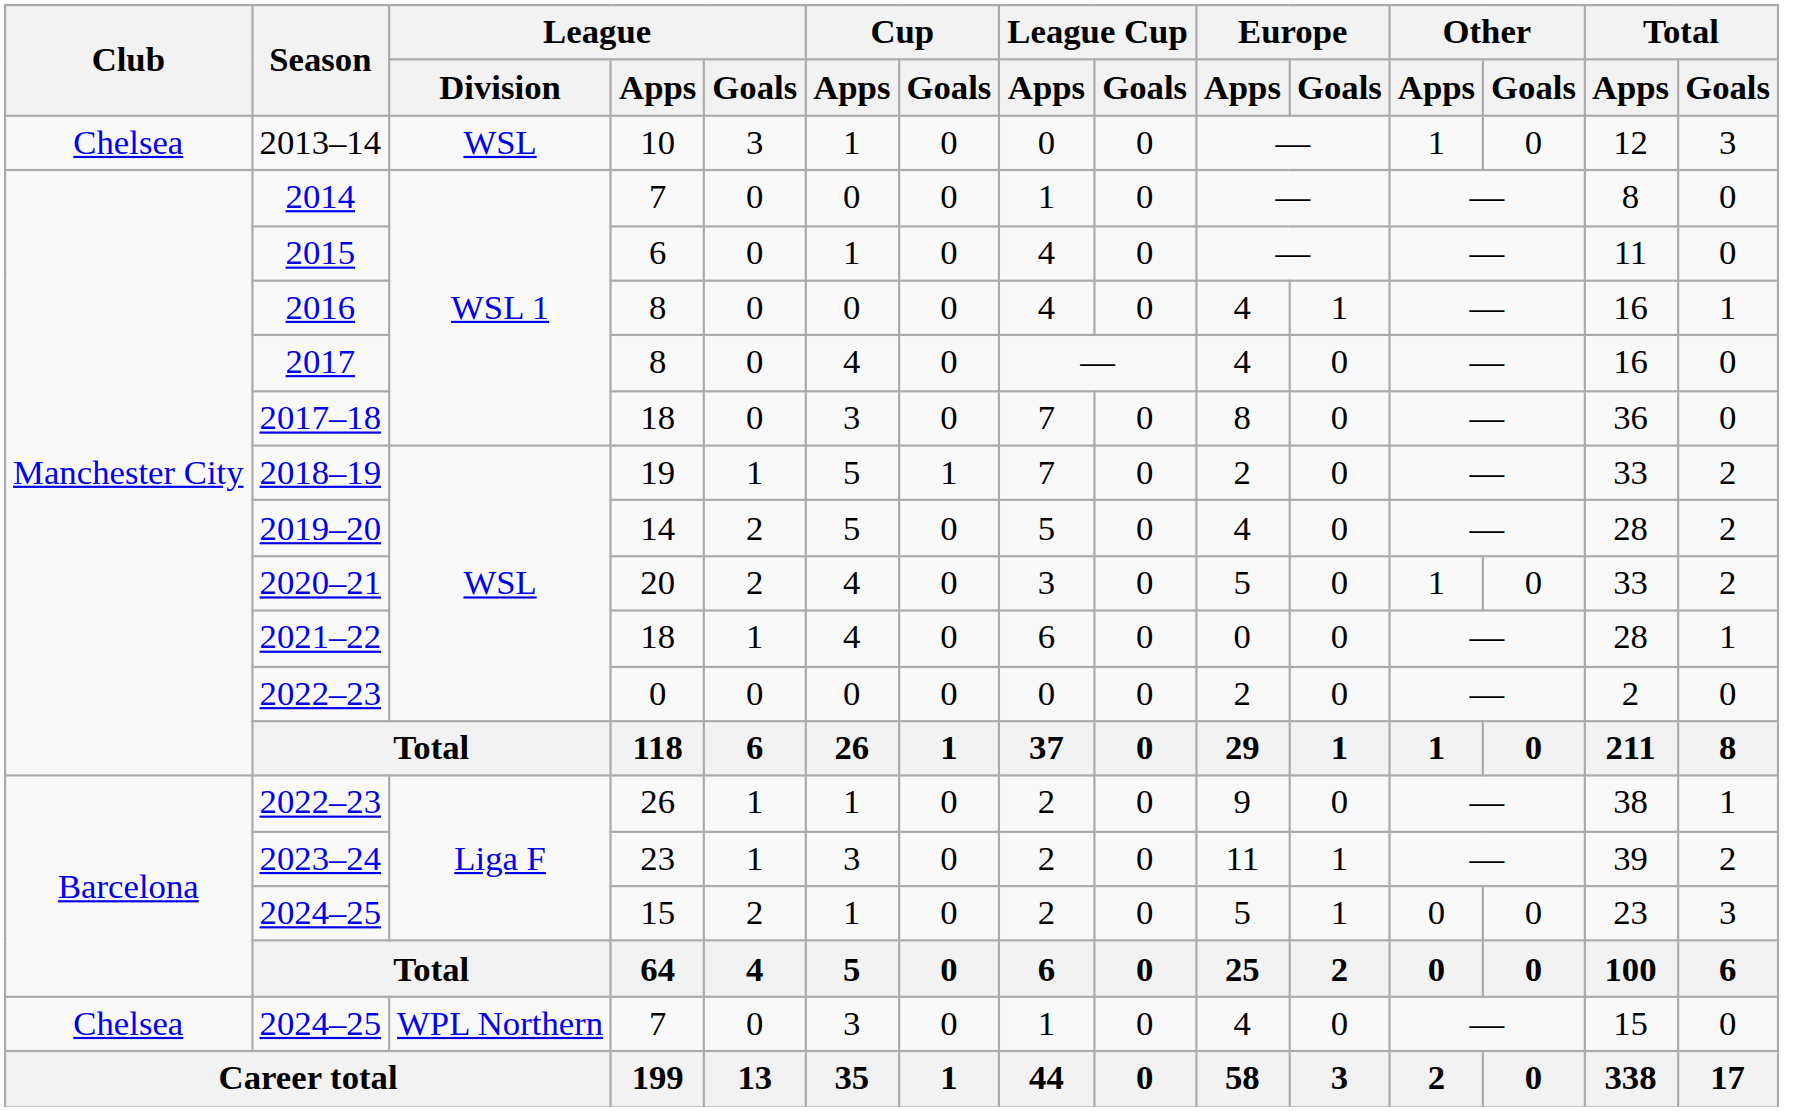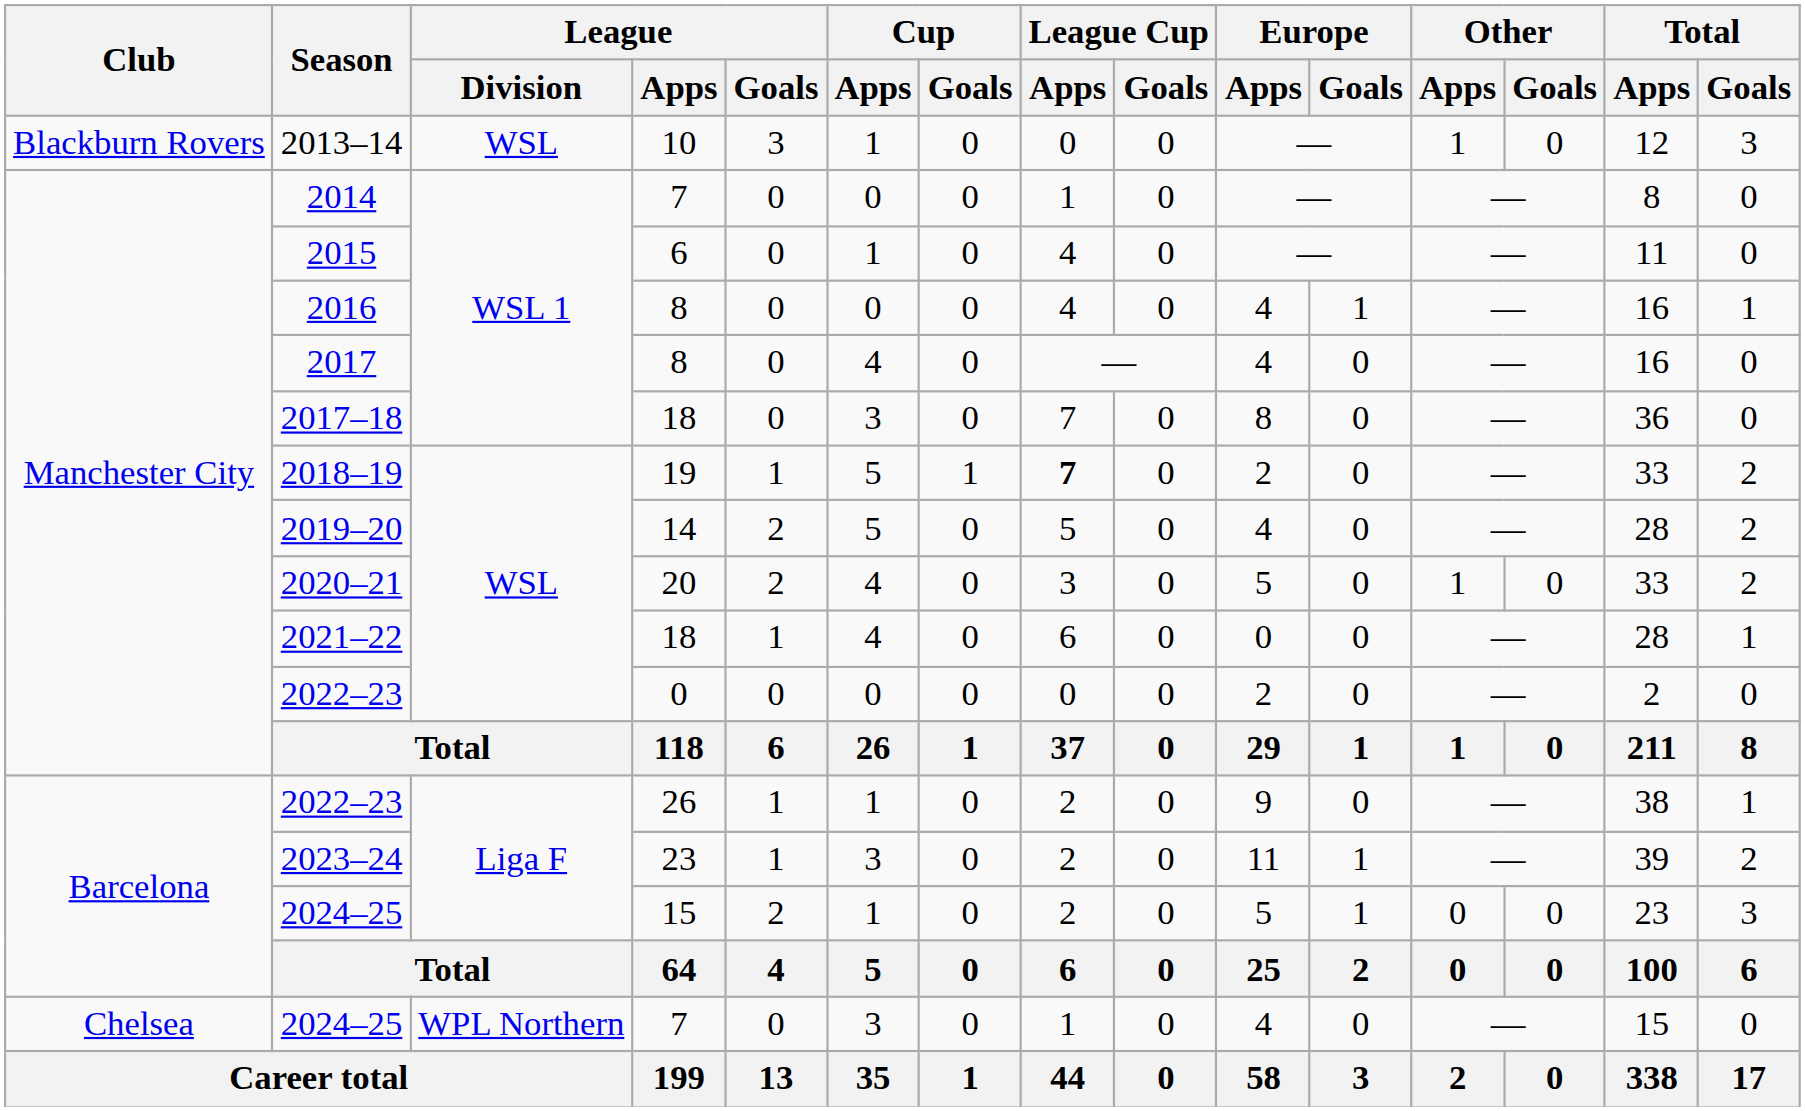(128, 142) Chelsea -> (139, 142) Blackburn Rovers
(1046, 472) normal -> (1068, 472) bold
